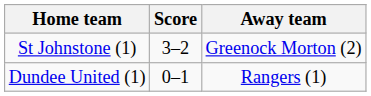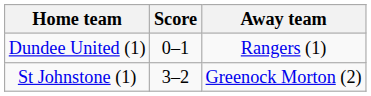rows swapped: (77, 76) <-> (77, 47)
